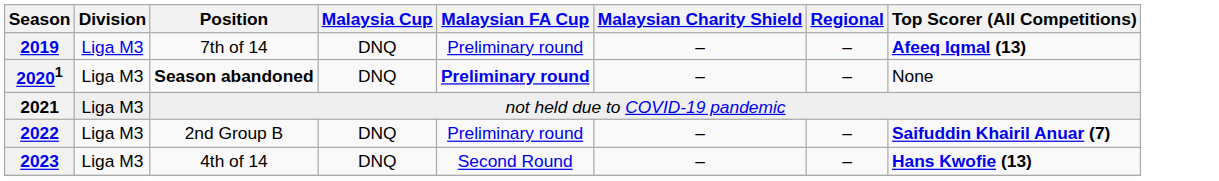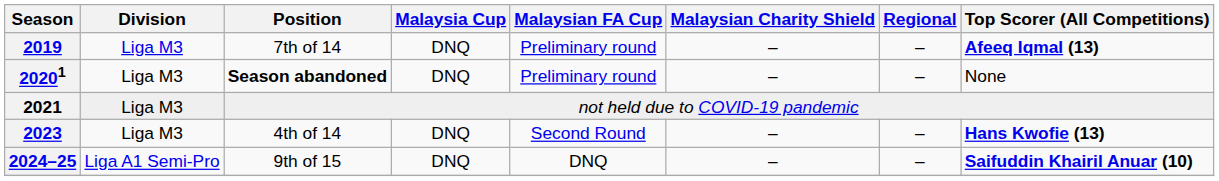(515, 76) bold -> (588, 76) normal
- row: (40, 134)
+ row: (42, 162)
